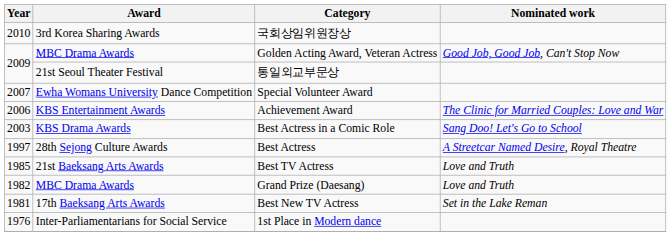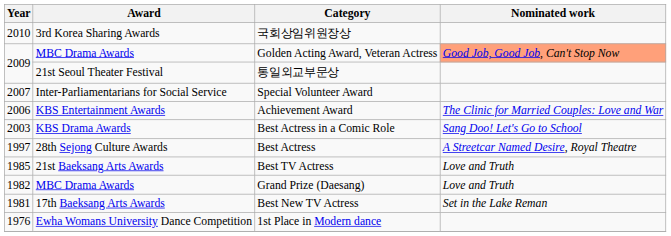(531, 52) no background -> (531, 52) lightsalmon background
(144, 92) Ewha Womans University Dance Competition -> (131, 92) Inter-Parliamentarians for Social Service
(131, 221) Inter-Parliamentarians for Social Service -> (144, 221) Ewha Womans University Dance Competition
